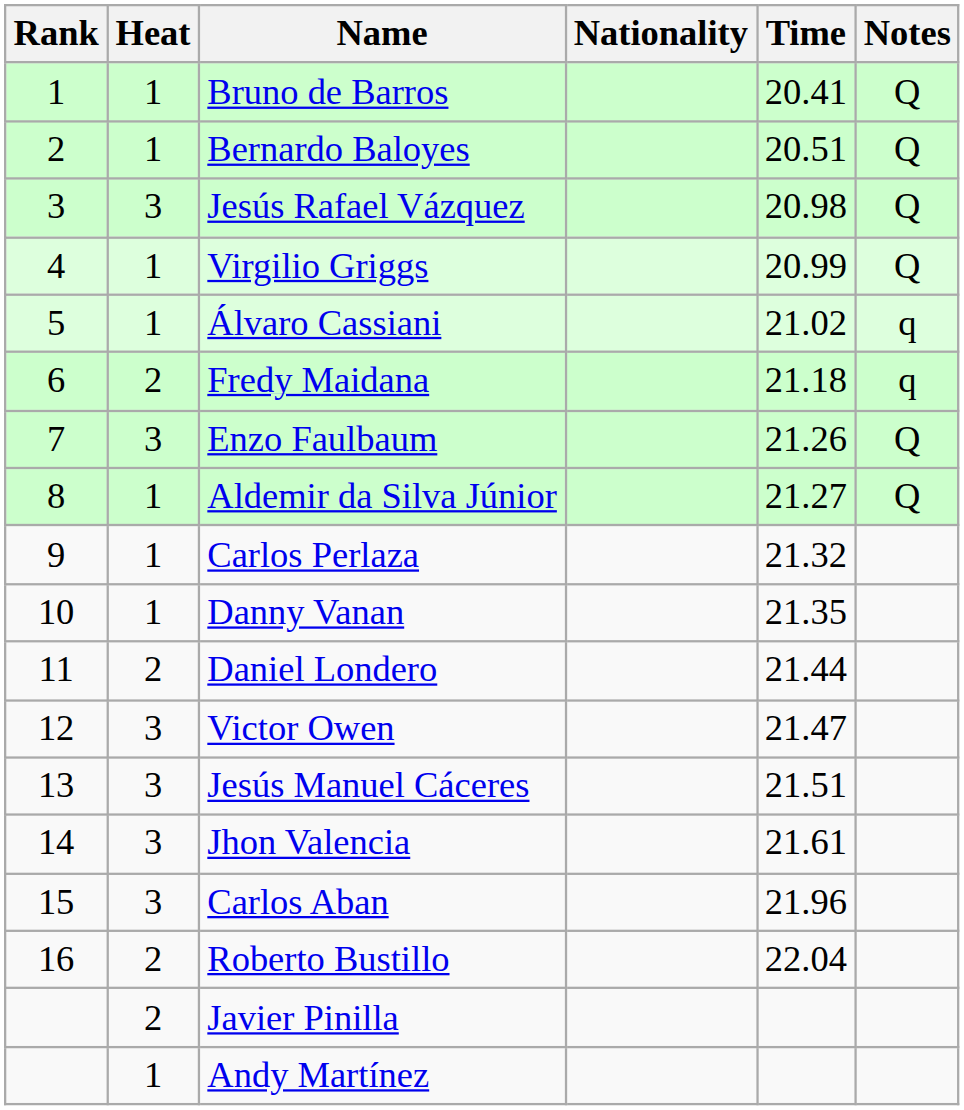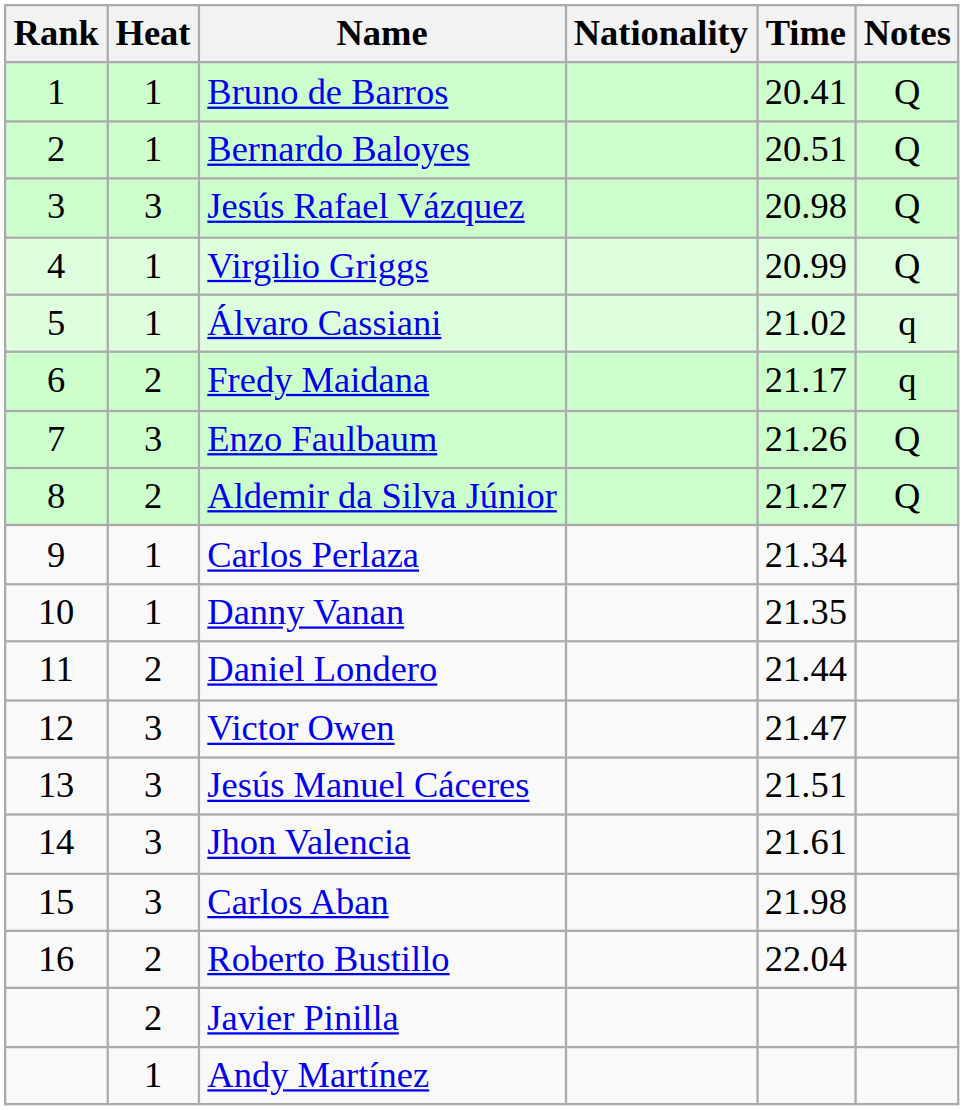(806, 380) 21.18 -> (806, 380) 21.17
(153, 496) 1 -> (153, 496) 2
(806, 554) 21.32 -> (806, 554) 21.34
(806, 901) 21.96 -> (806, 901) 21.98
